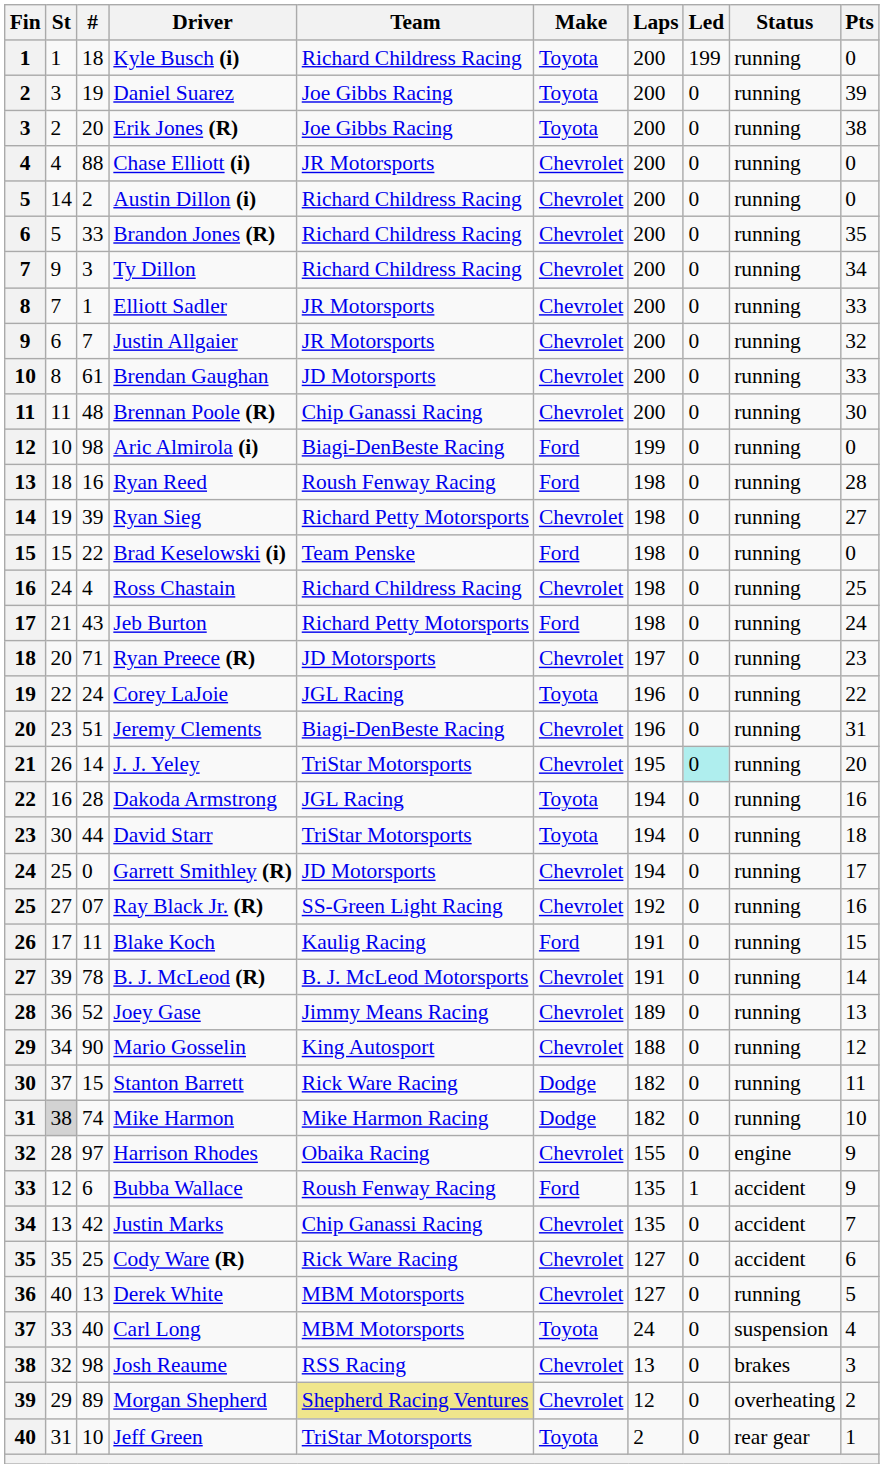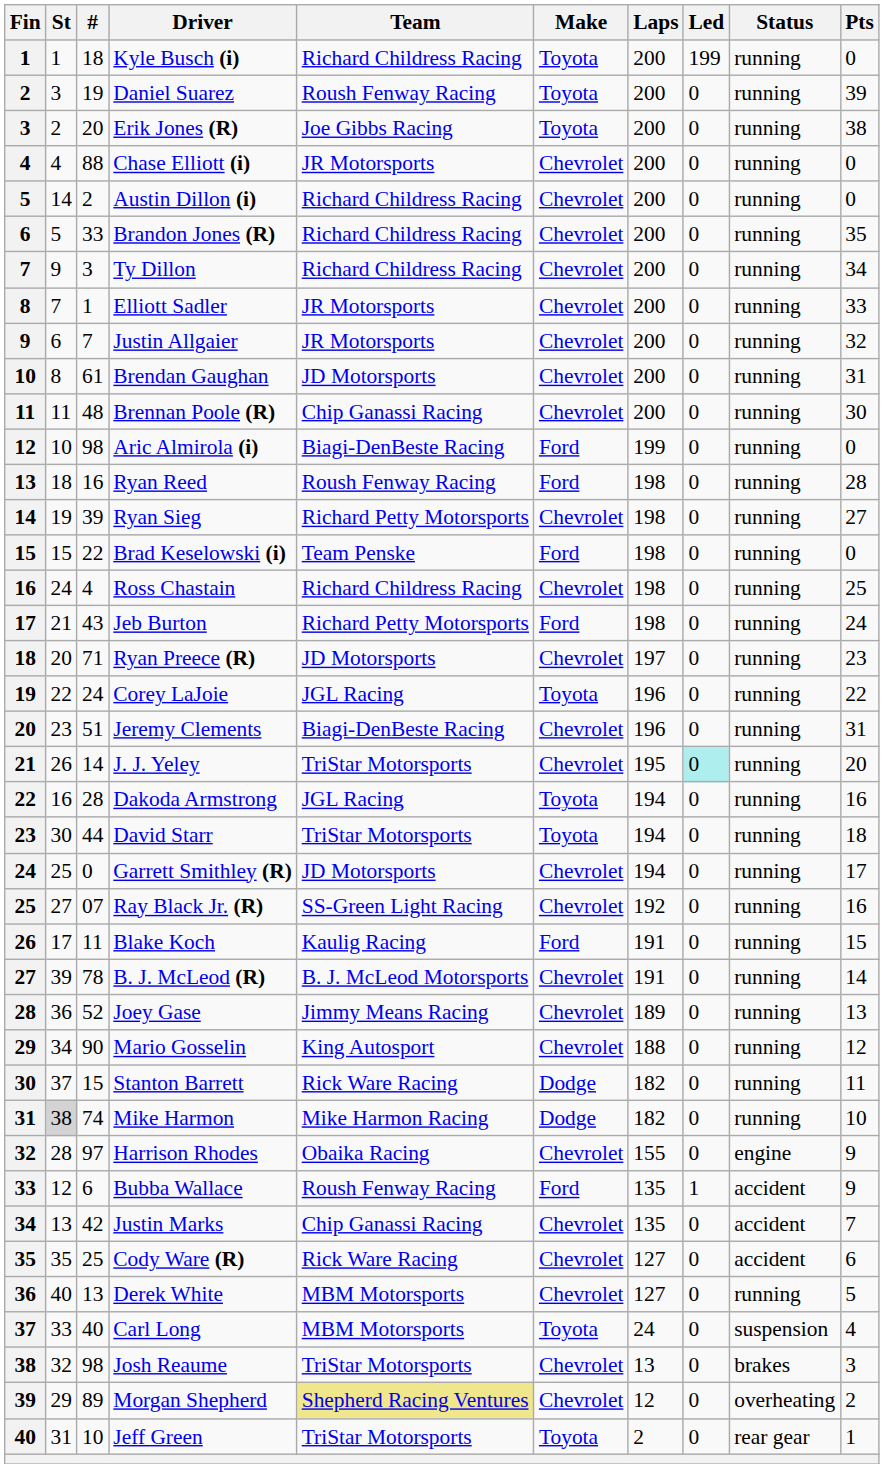(377, 93) Joe Gibbs Racing -> (399, 93) Roush Fenway Racing
(856, 375) 33 -> (856, 375) 31
(354, 1365) RSS Racing -> (387, 1365) TriStar Motorsports
